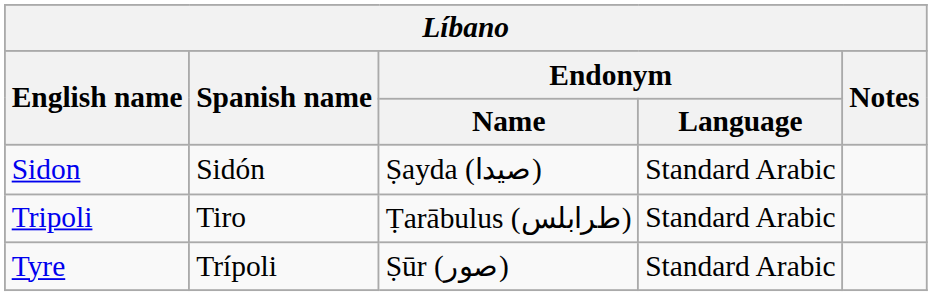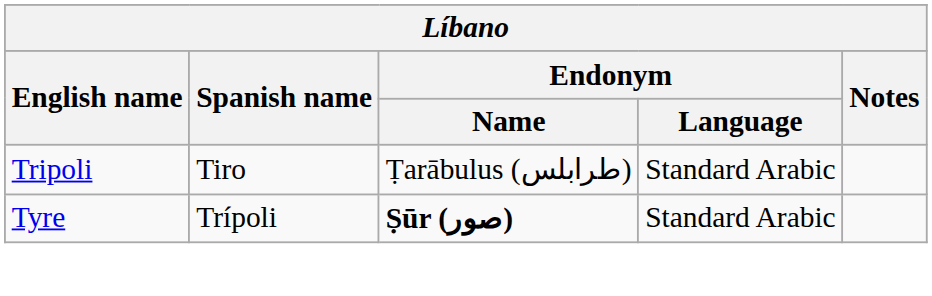- row: (46, 168)
(447, 266) normal -> (449, 218) bold
